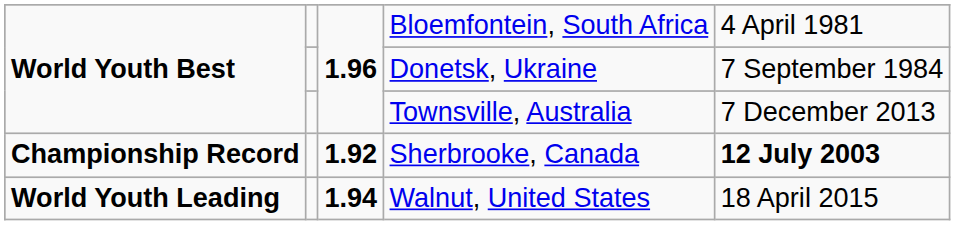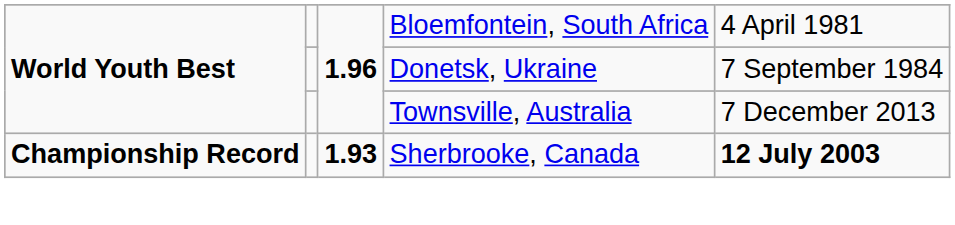(351, 154) 1.92 -> (351, 154) 1.93
- row: (520, 197)
